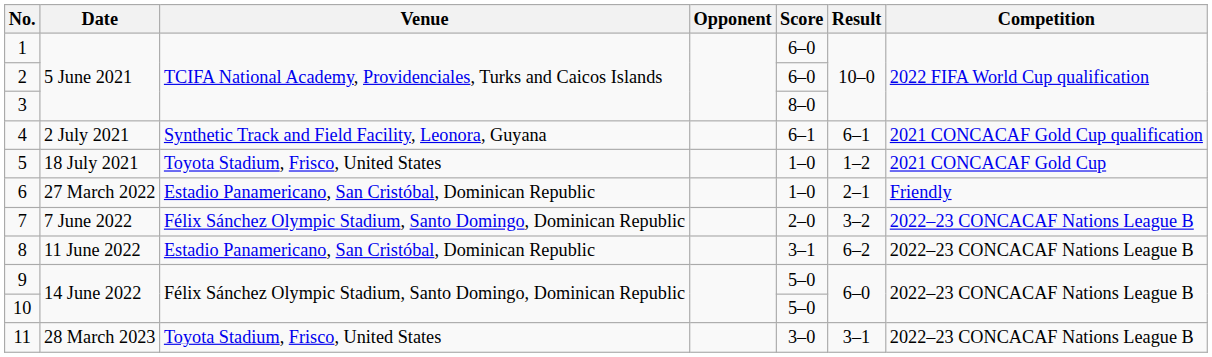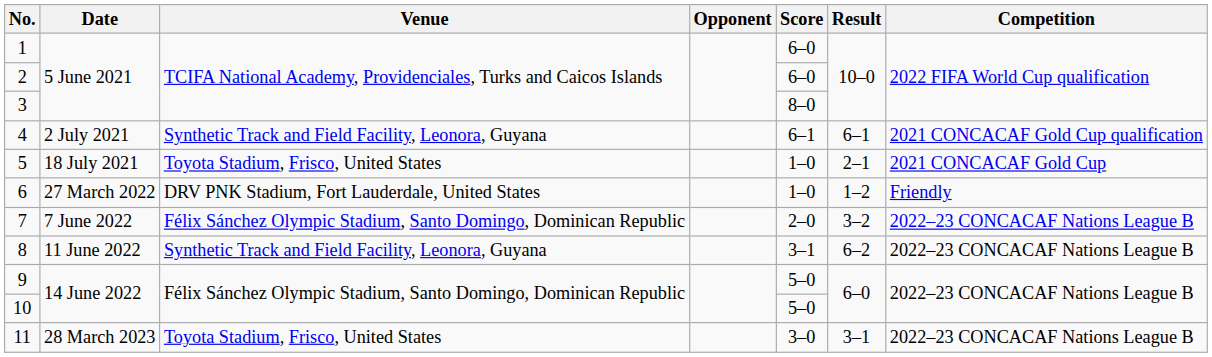(857, 163) 1–2 -> (857, 163) 2–1
(379, 192) Estadio Panamericano, San Cristóbal, Dominican Republic -> (352, 192) DRV PNK Stadium, Fort Lauderdale, United States
(857, 192) 2–1 -> (857, 192) 1–2
(379, 250) Estadio Panamericano, San Cristóbal, Dominican Republic -> (355, 250) Synthetic Track and Field Facility, Leonora, Guyana
